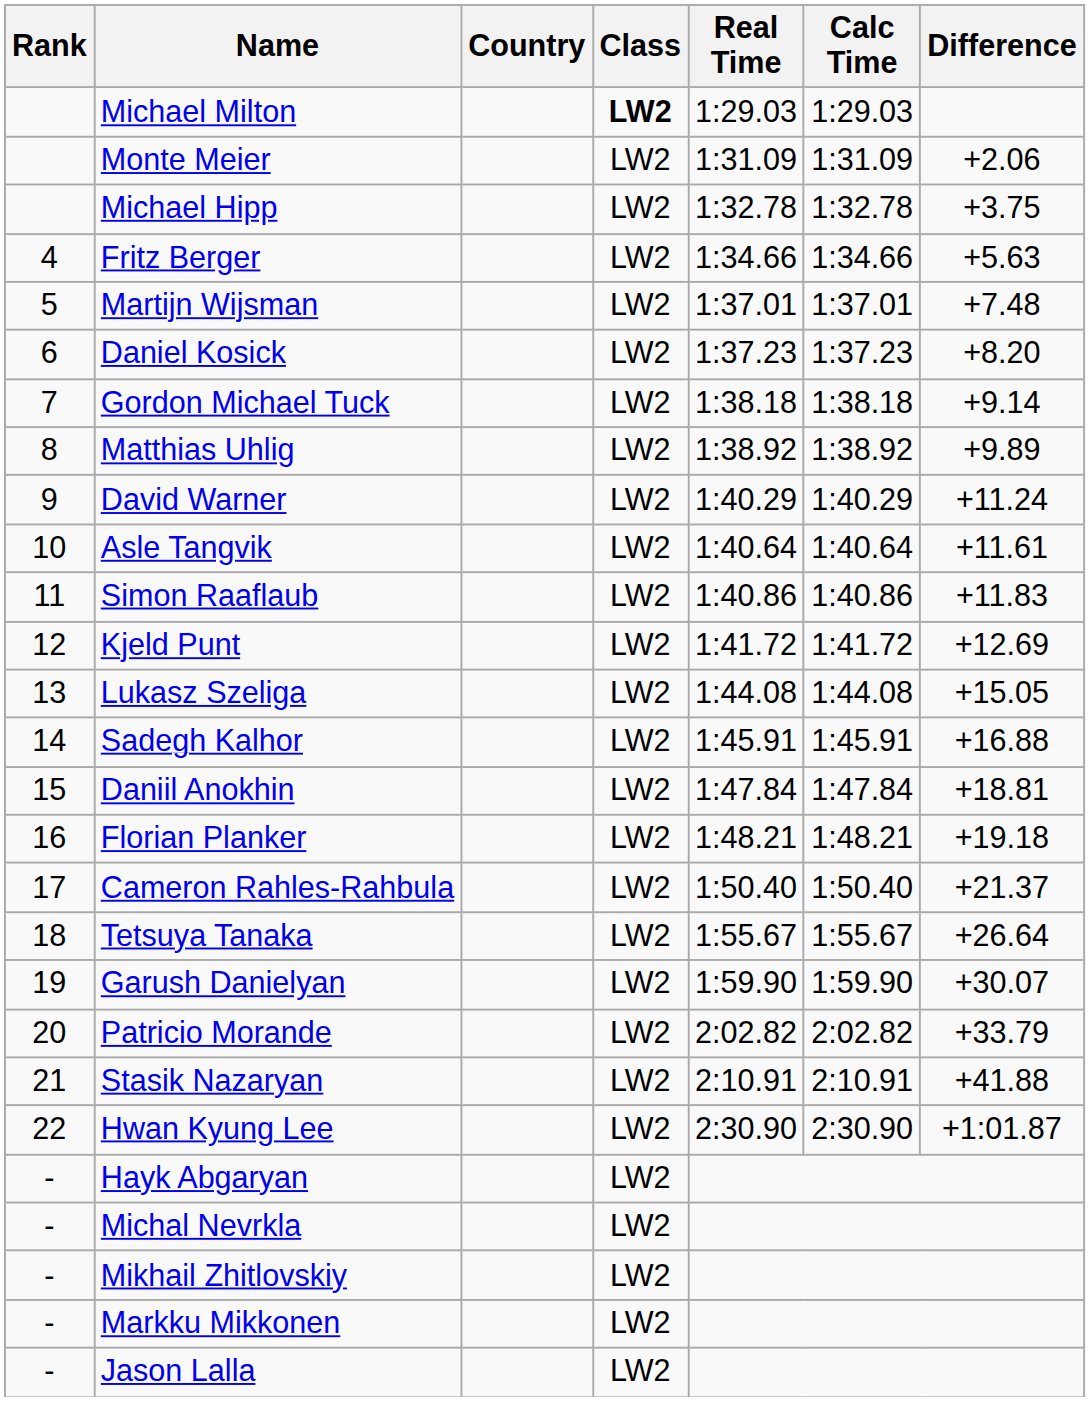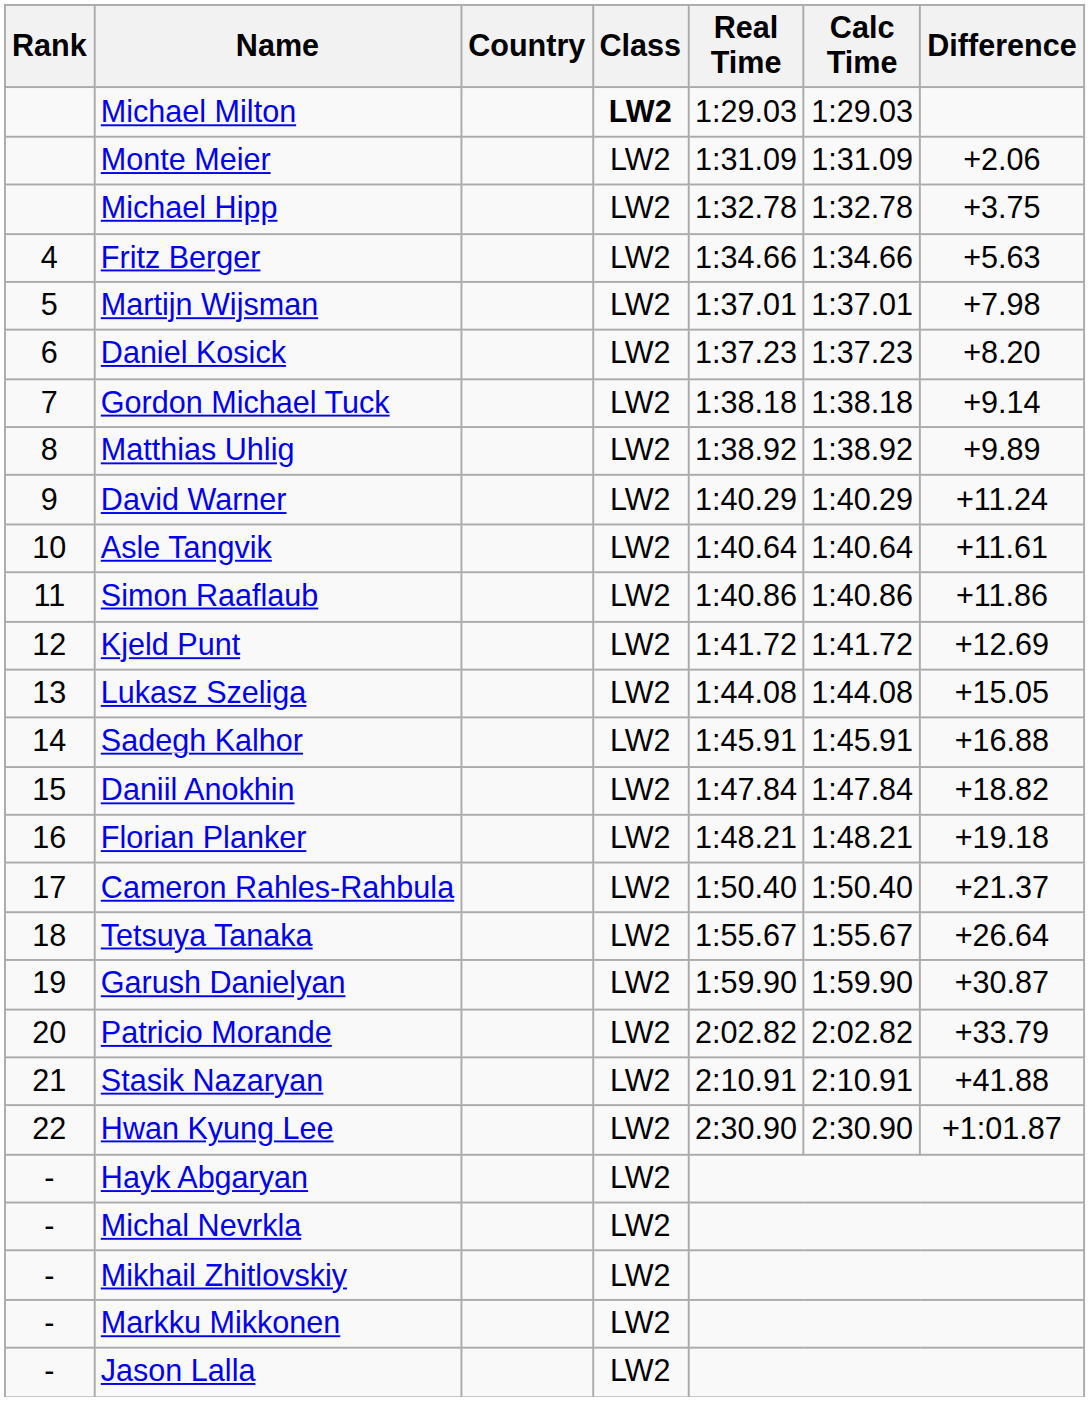(1002, 305) +7.48 -> (1002, 305) +7.98
(1002, 596) +11.83 -> (1002, 596) +11.86
(1002, 790) +18.81 -> (1002, 790) +18.82
(1002, 983) +30.07 -> (1002, 983) +30.87
